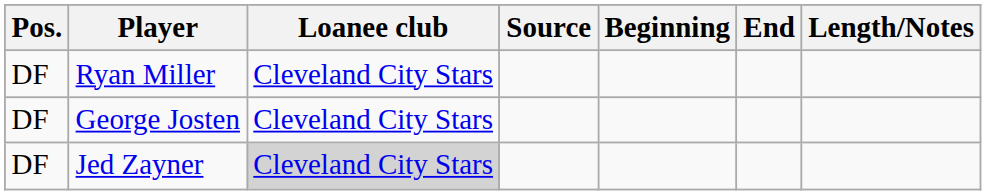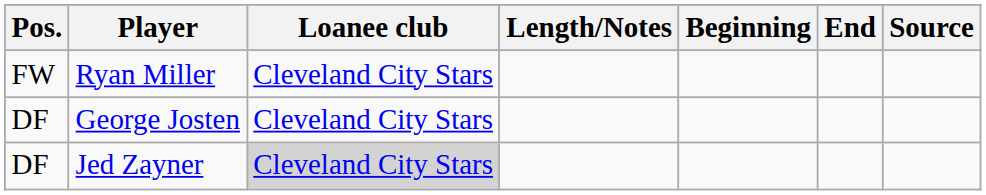columns swapped: (891, 27) <-> (549, 27)
(30, 73) DF -> (33, 73) FW
